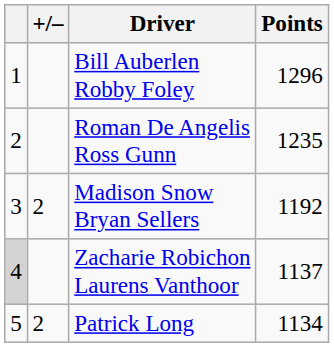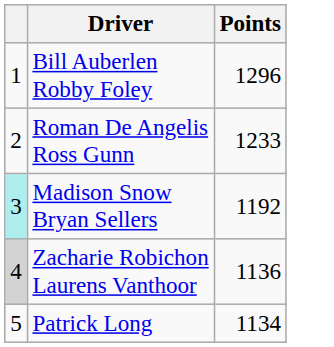- column: (48, 23)
(300, 140) 1235 -> (258, 140) 1233
(16, 206) no background -> (16, 206) paleturquoise background
(300, 271) 1137 -> (258, 271) 1136
